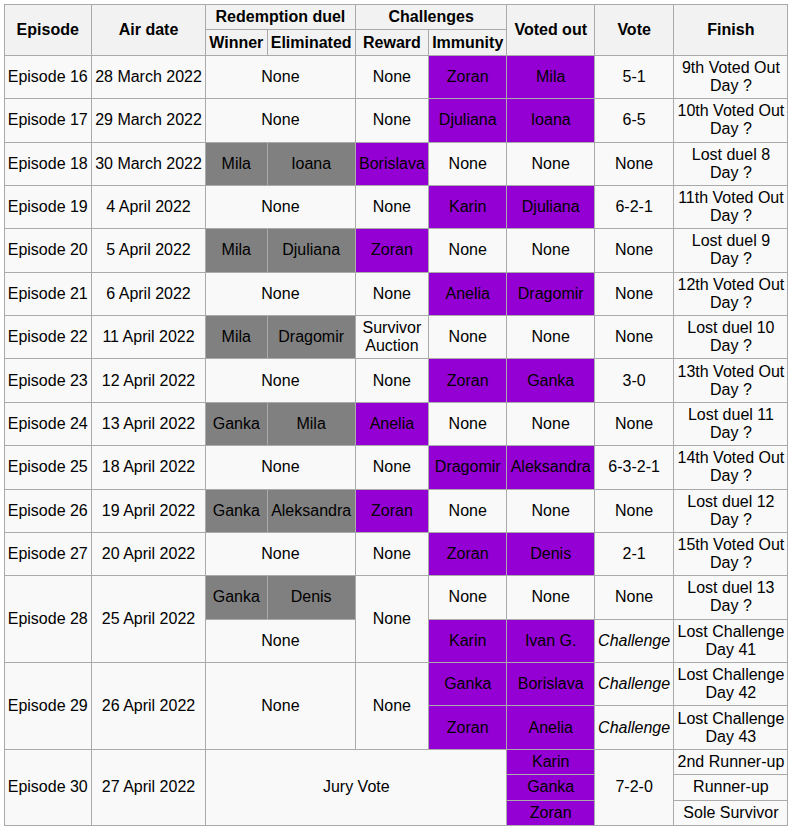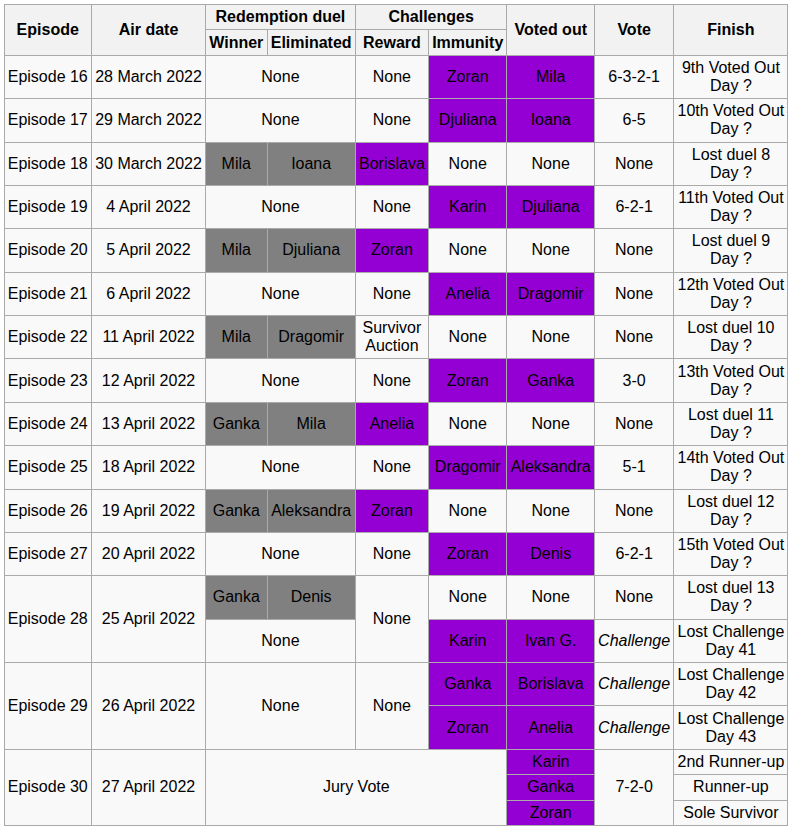(634, 76) 5-1 -> (634, 76) 6-3-2-1
(634, 467) 6-3-2-1 -> (634, 467) 5-1
(634, 554) 2-1 -> (634, 554) 6-2-1
